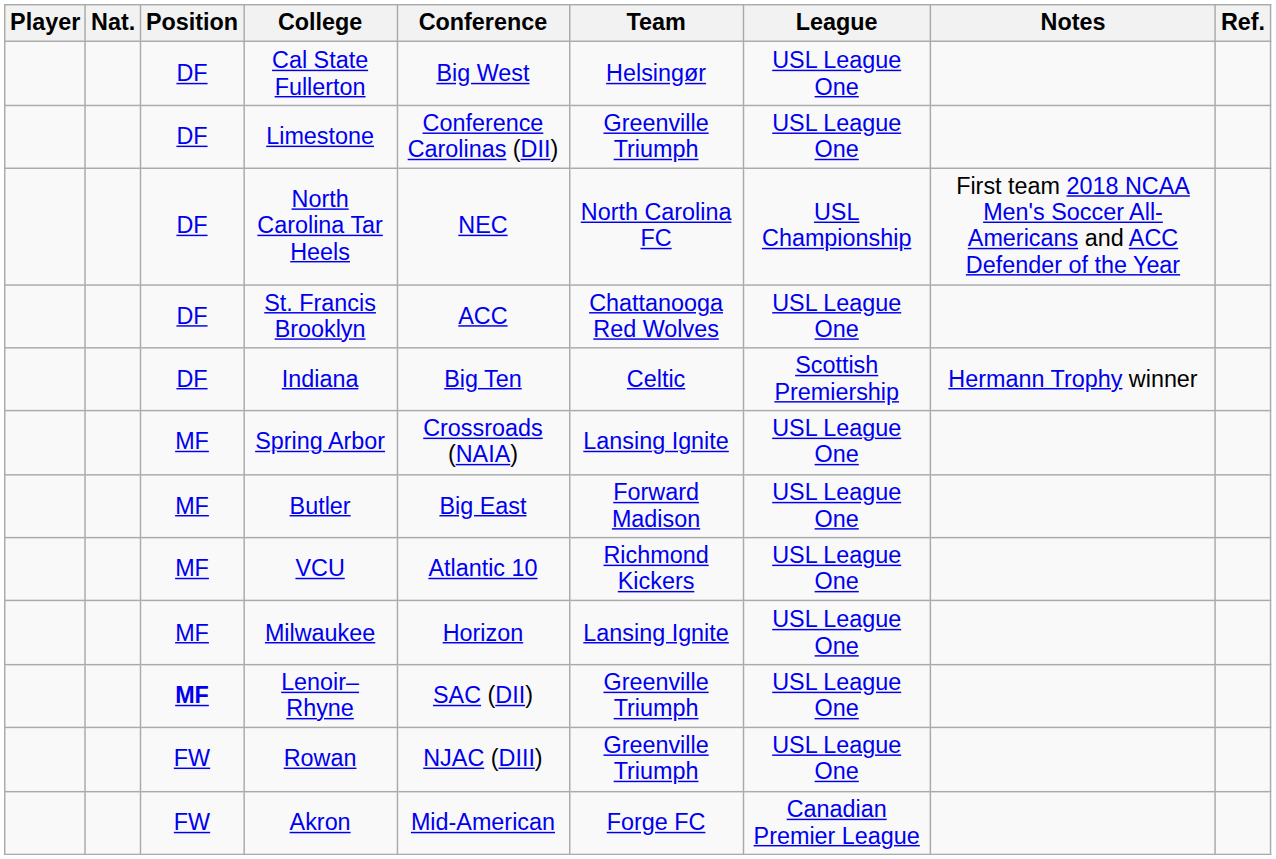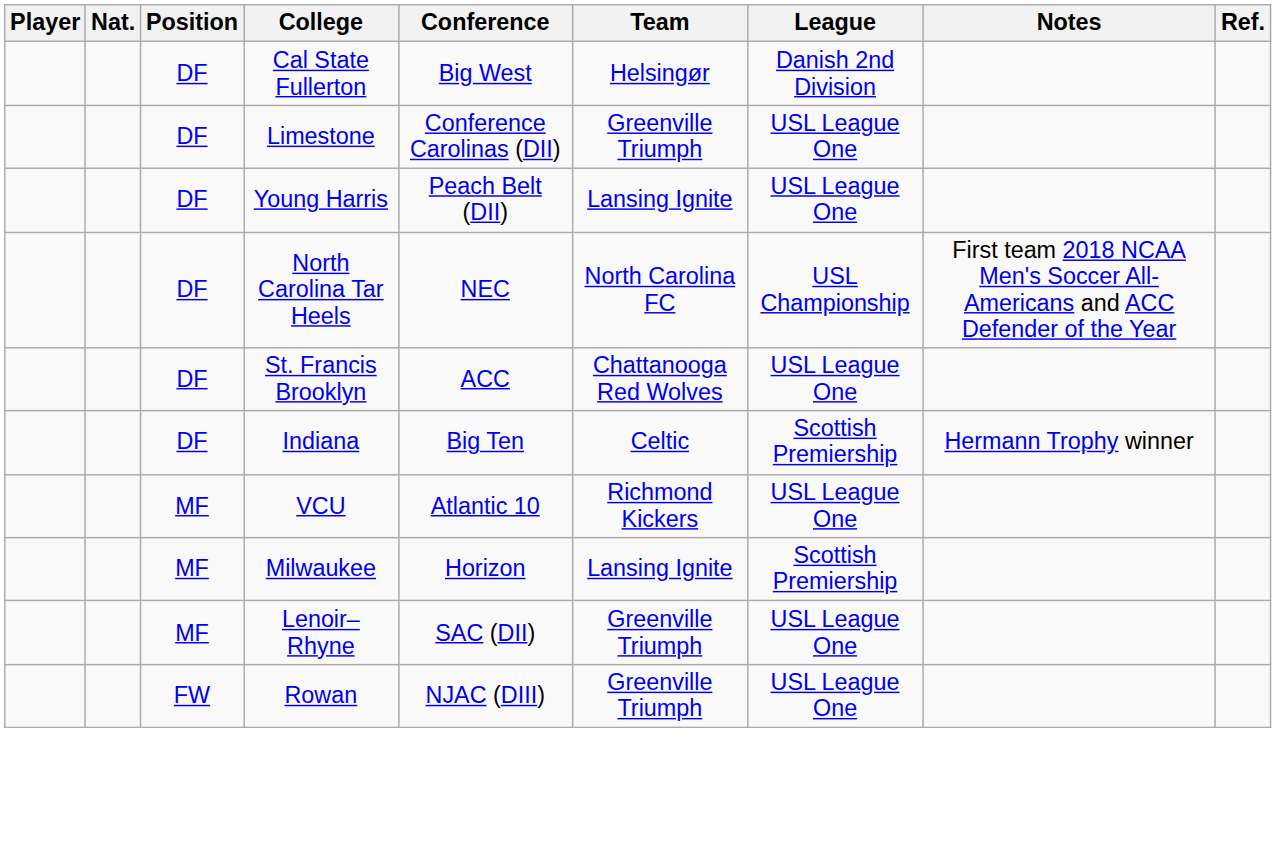(837, 73) USL League One -> (835, 73) Danish 2nd Division
+ row: (321, 199)
- row: (320, 442)
- row: (320, 505)
(837, 632) USL League One -> (835, 569) Scottish Premiership
(192, 695) bold -> (192, 632) normal
- row: (320, 822)
